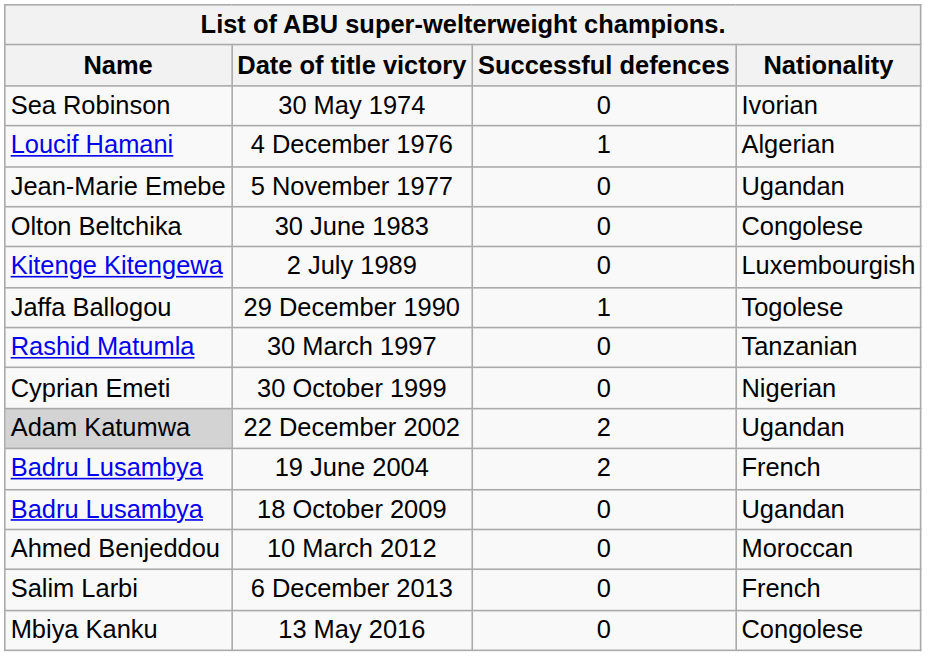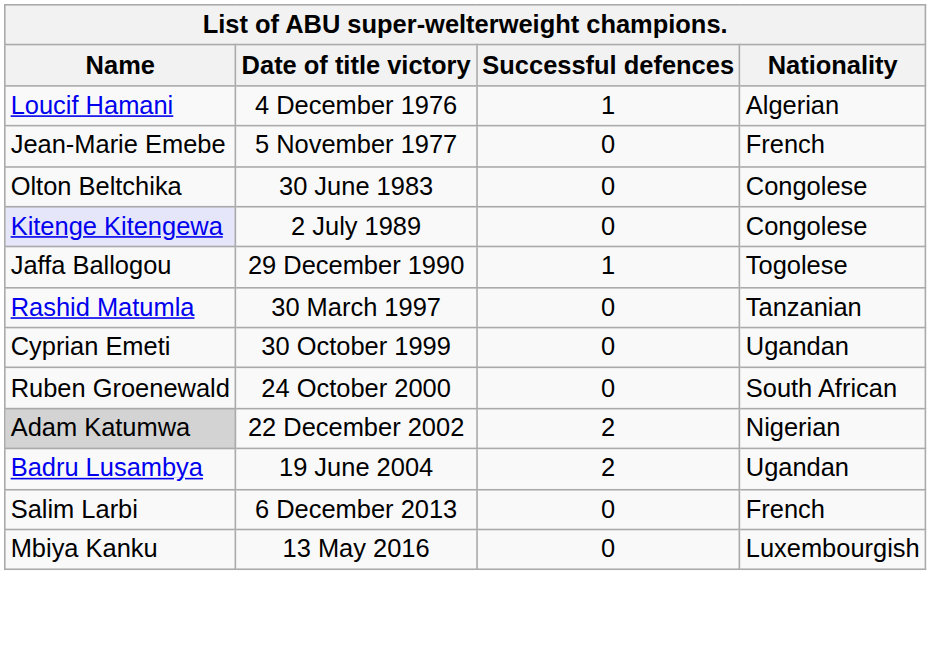- row: (352, 105)
(793, 186) Ugandan -> (785, 145) French
(117, 266) no background -> (117, 226) lavender background
(828, 266) Luxembourgish -> (807, 226) Congolese
(789, 387) Nigerian -> (797, 347) Ugandan
+ row: (356, 387)
(793, 428) Ugandan -> (793, 428) Nigerian
(781, 468) French -> (797, 468) Ugandan
- row: (352, 508)
- row: (352, 549)
(802, 629) Congolese -> (833, 549) Luxembourgish
